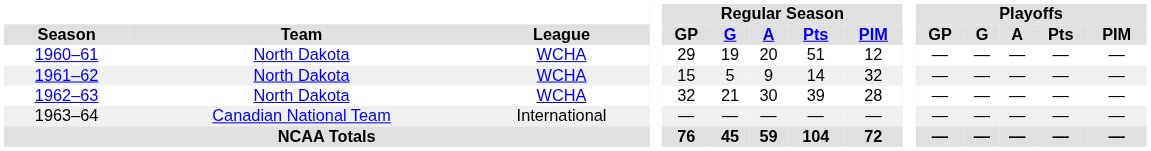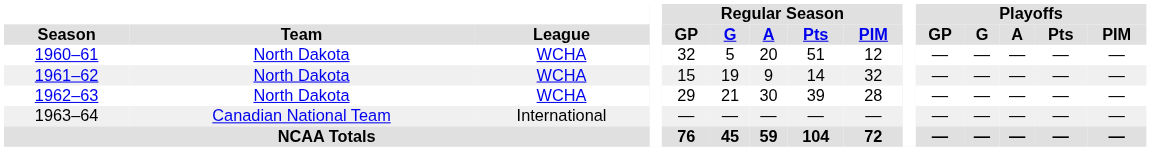(686, 54) 29 -> (686, 54) 32
(730, 54) 19 -> (730, 54) 5
(730, 75) 5 -> (730, 75) 19
(686, 95) 32 -> (686, 95) 29
